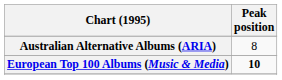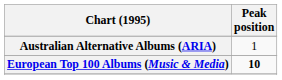(254, 45) 8 -> (254, 45) 1
